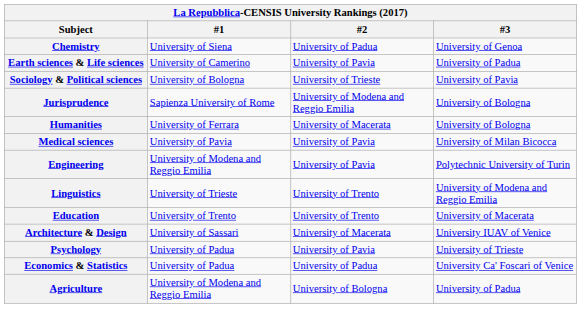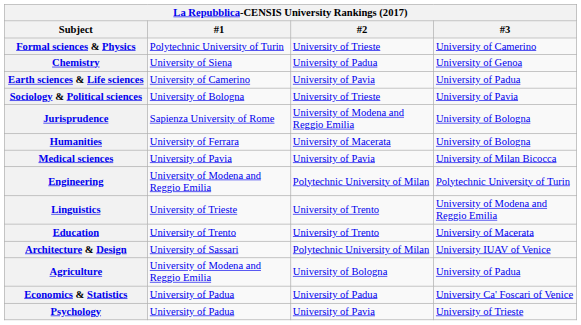+ row: (76, 46)
(334, 164) University of Pavia -> (361, 181) Polytechnic University of Milan
(342, 232) University of Macerata -> (361, 249) Polytechnic University of Milan
rows swapped: (76, 288) <-> (76, 249)
